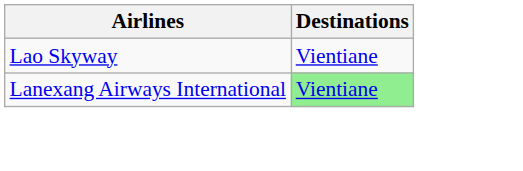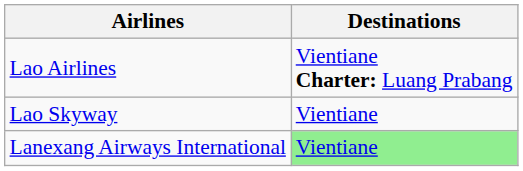+ row: (63, 67)
